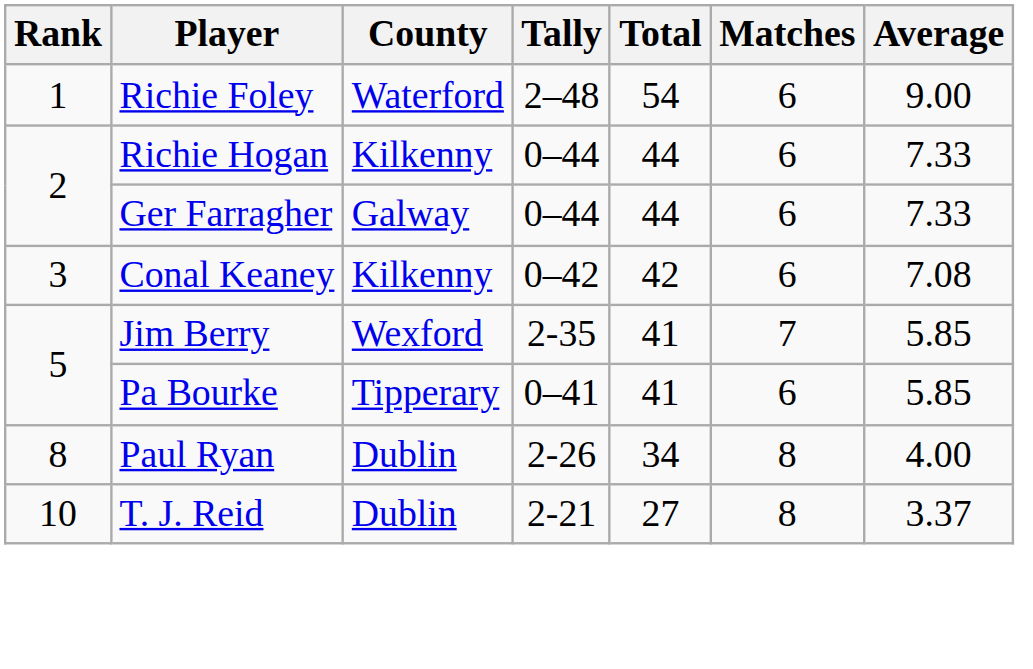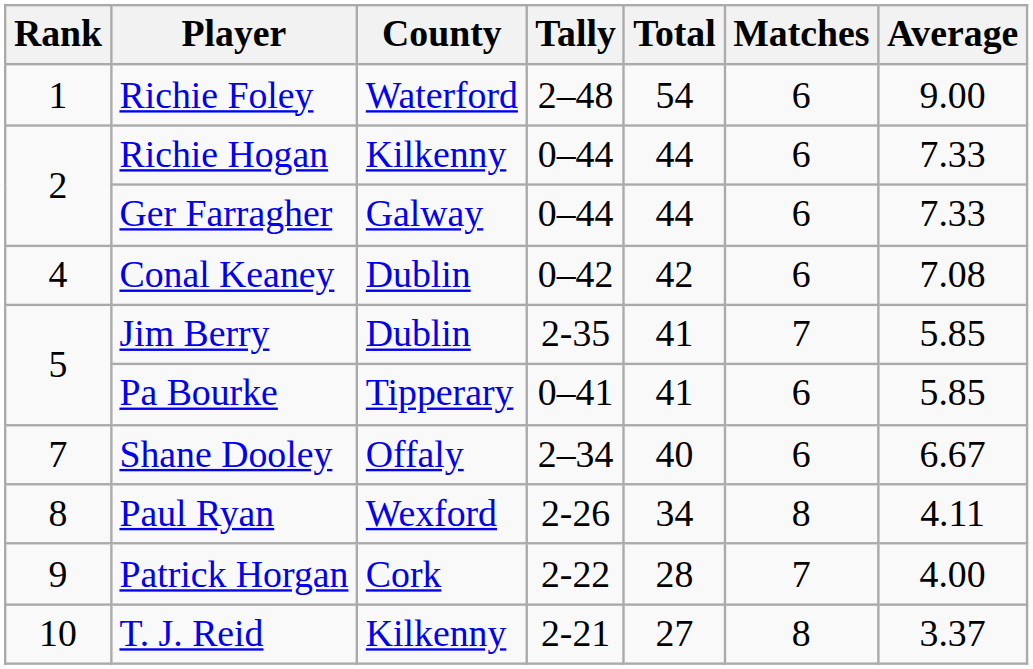(58, 273) 3 -> (58, 273) 4
(422, 273) Kilkenny -> (418, 273) Dublin
(417, 333) Wexford -> (418, 333) Dublin
+ row: (226, 453)
(404, 453) Dublin -> (431, 513) Wexford
(939, 453) 4.00 -> (953, 513) 4.11
+ row: (234, 573)
(404, 513) Dublin -> (436, 633) Kilkenny
